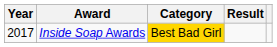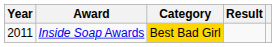(20, 33) 2017 -> (20, 33) 2011
